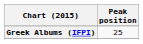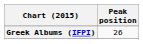(118, 32) 25 -> (118, 32) 26
